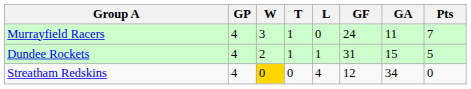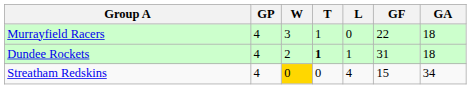- column: (445, 14)
(349, 34) 24 -> (383, 34) 22
(391, 34) 11 -> (429, 34) 18
(290, 53) normal -> (318, 53) bold
(391, 53) 15 -> (429, 53) 18
(349, 73) 12 -> (383, 73) 15
